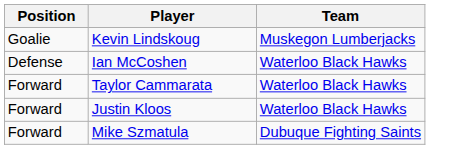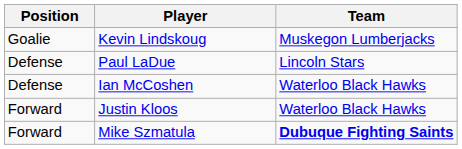+ row: (137, 62)
- row: (152, 86)
(340, 132) normal -> (366, 132) bold
